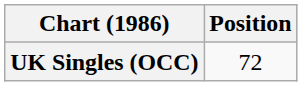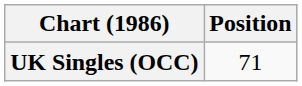(250, 61) 72 -> (250, 61) 71
